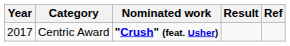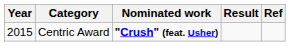(20, 31) 2017 -> (20, 31) 2015
